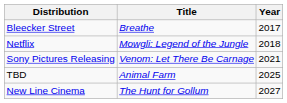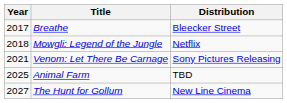columns swapped: (270, 12) <-> (61, 12)
